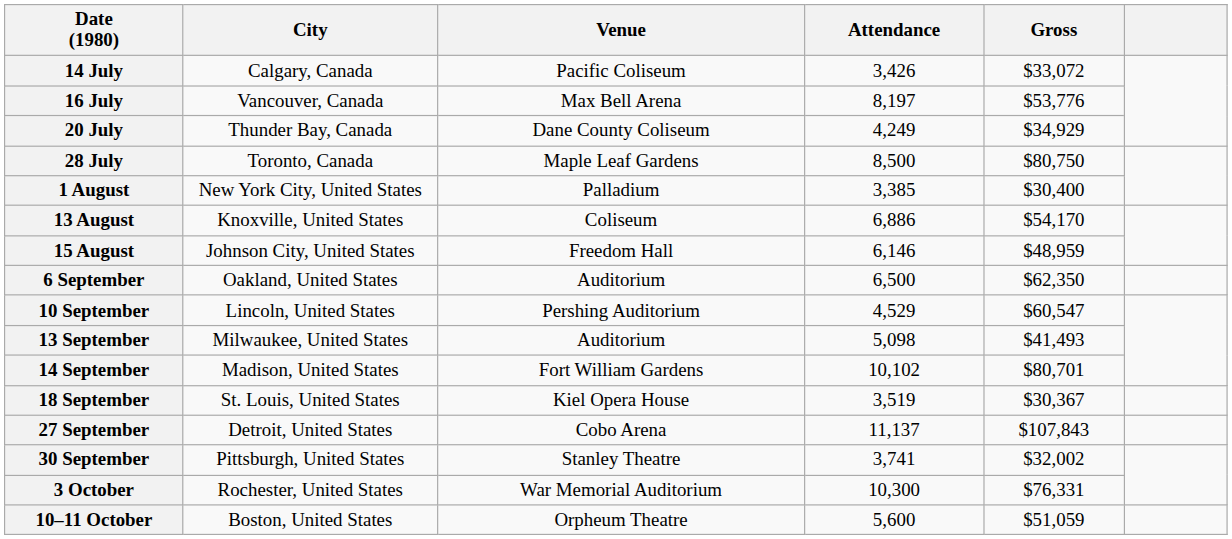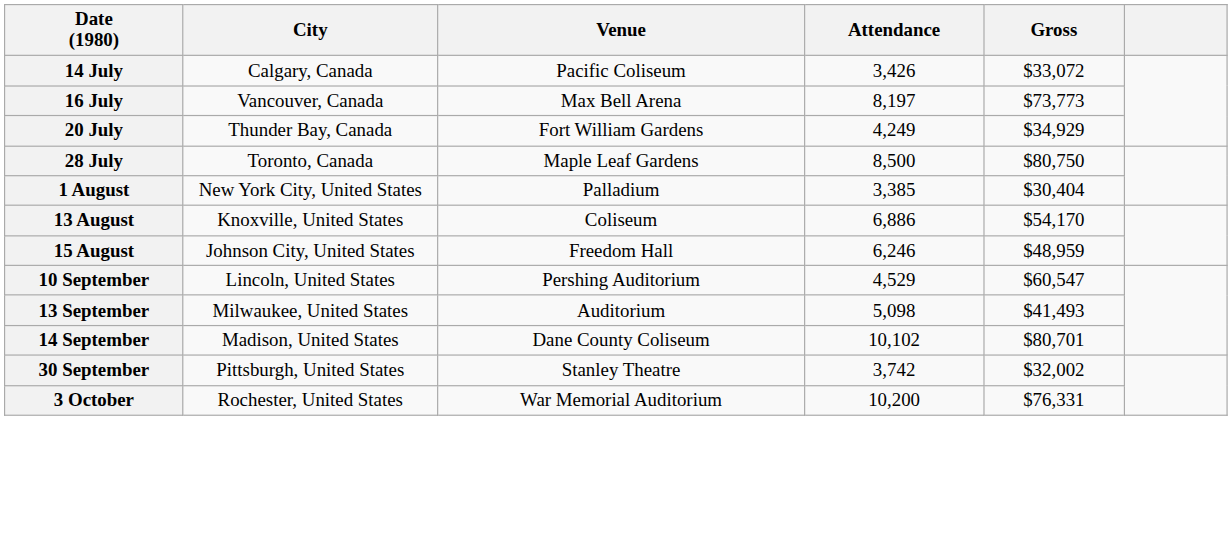(1054, 100) $53,776 -> (1054, 100) $73,773
(621, 130) Dane County Coliseum -> (621, 130) Fort William Gardens
(1054, 190) $30,400 -> (1054, 190) $30,404
(894, 250) 6,146 -> (894, 250) 6,246
- row: (94, 280)
(621, 370) Fort William Gardens -> (621, 340) Dane County Coliseum
- row: (94, 400)
- row: (94, 429)
(894, 459) 3,741 -> (894, 370) 3,742
(894, 489) 10,300 -> (894, 400) 10,200
- row: (94, 519)
